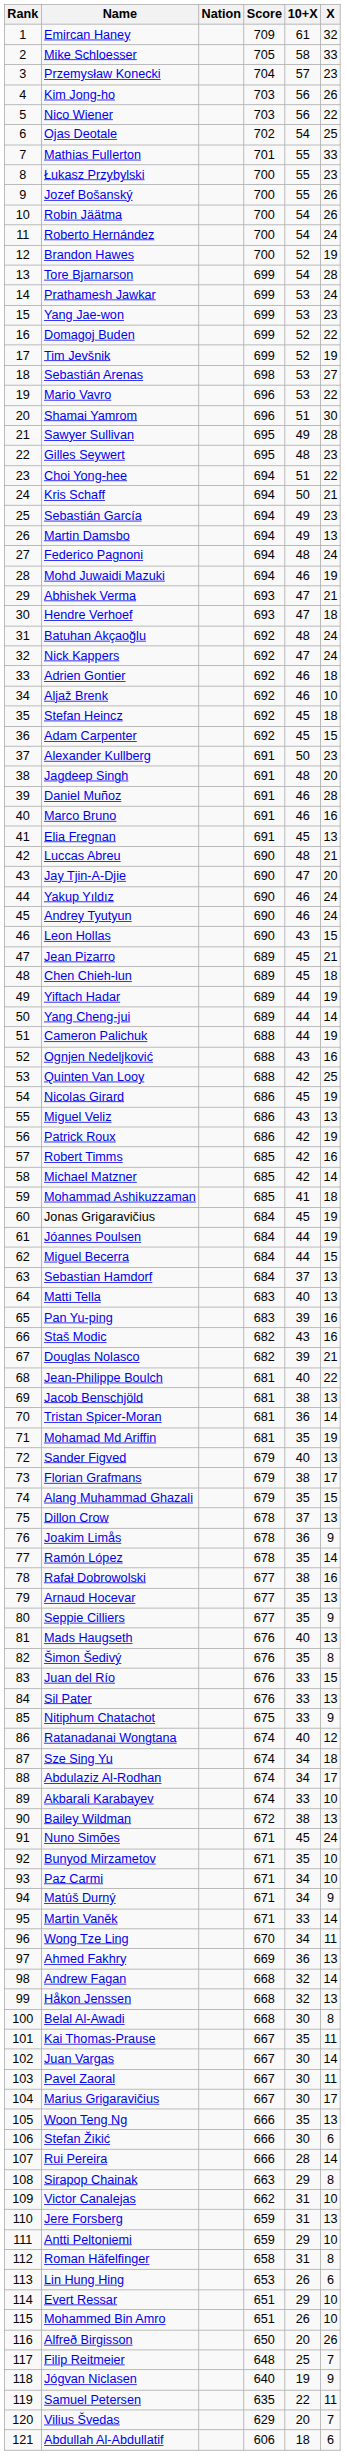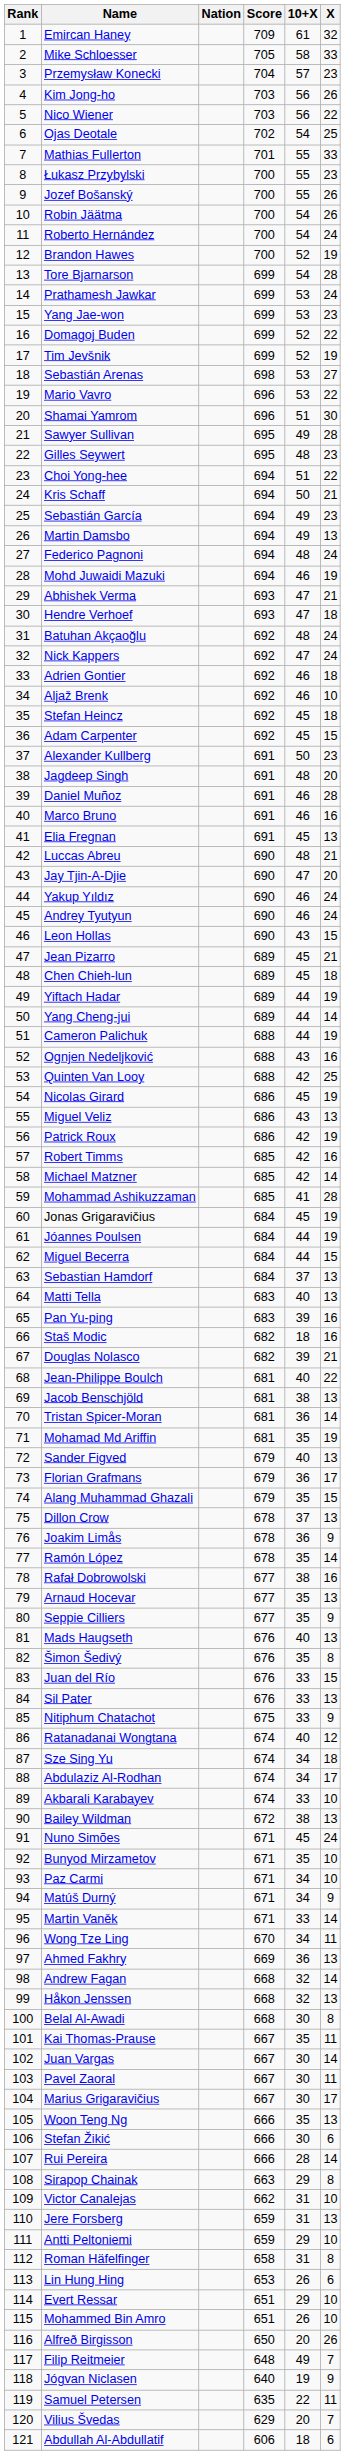(330, 1197) 18 -> (330, 1197) 28
(303, 1337) 43 -> (303, 1337) 18
(303, 1477) 38 -> (303, 1477) 36
(303, 2359) 25 -> (303, 2359) 49
